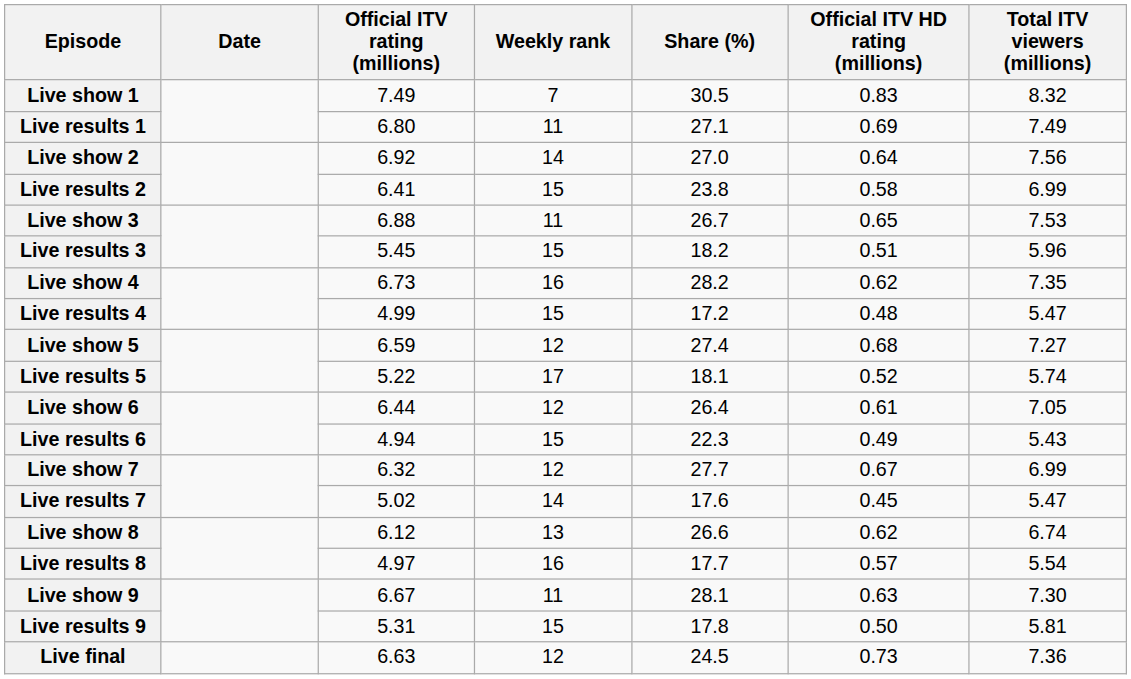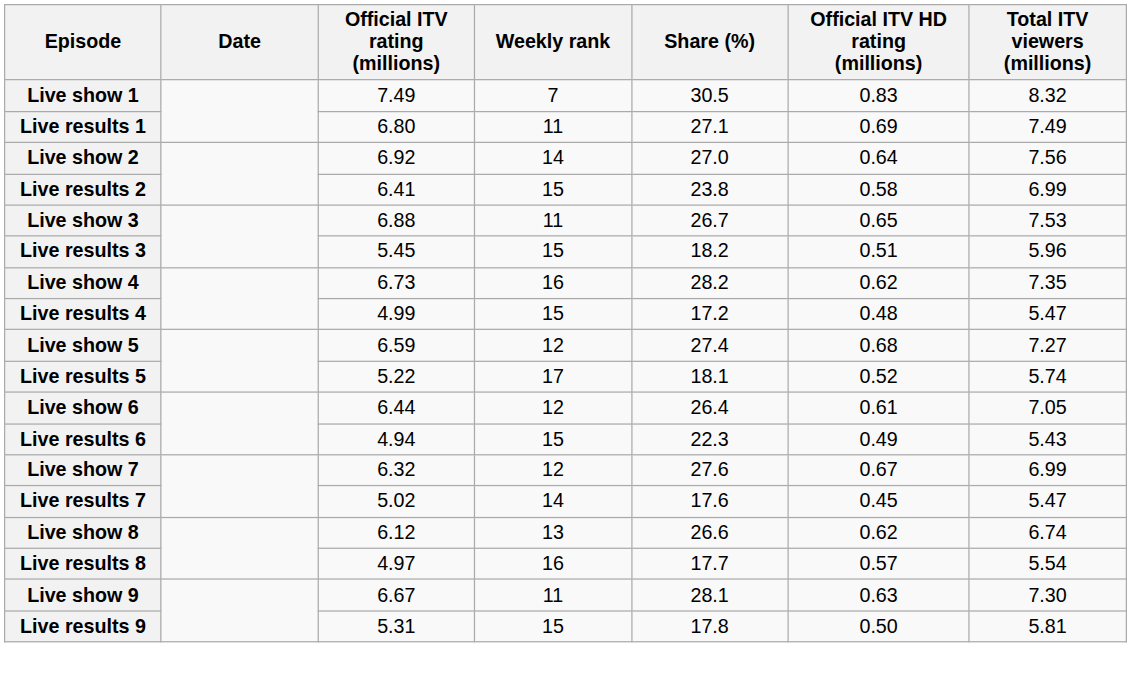(710, 470) 27.7 -> (710, 470) 27.6
- row: (83, 657)
